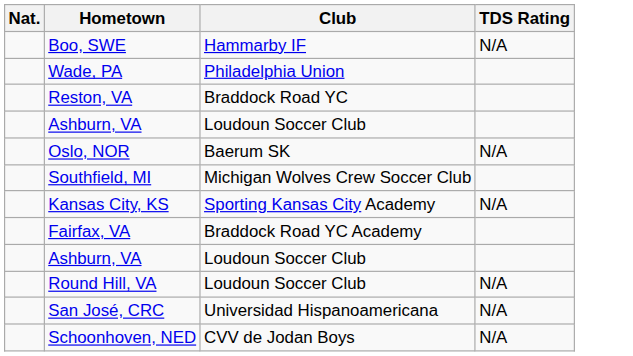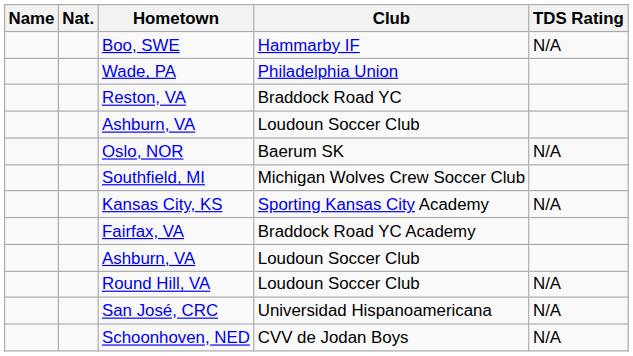+ column: (31, 18)
